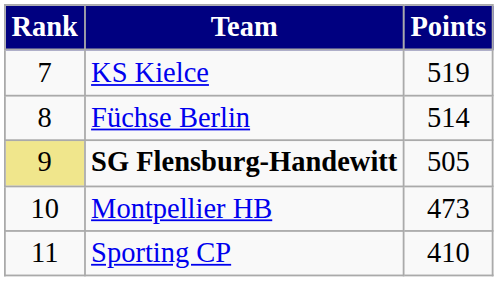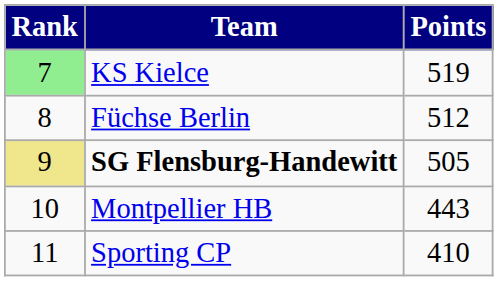(45, 72) no background -> (45, 72) lightgreen background
(448, 117) 514 -> (448, 117) 512
(448, 207) 473 -> (448, 207) 443
